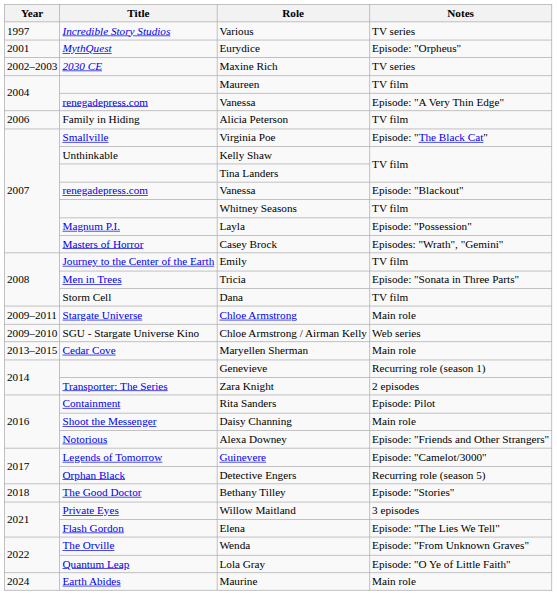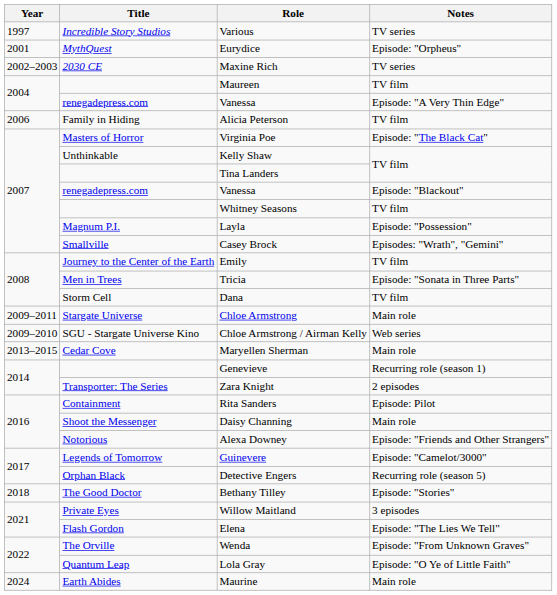(86, 137) Smallville -> (103, 137) Masters of Horror
(103, 244) Masters of Horror -> (86, 244) Smallville
